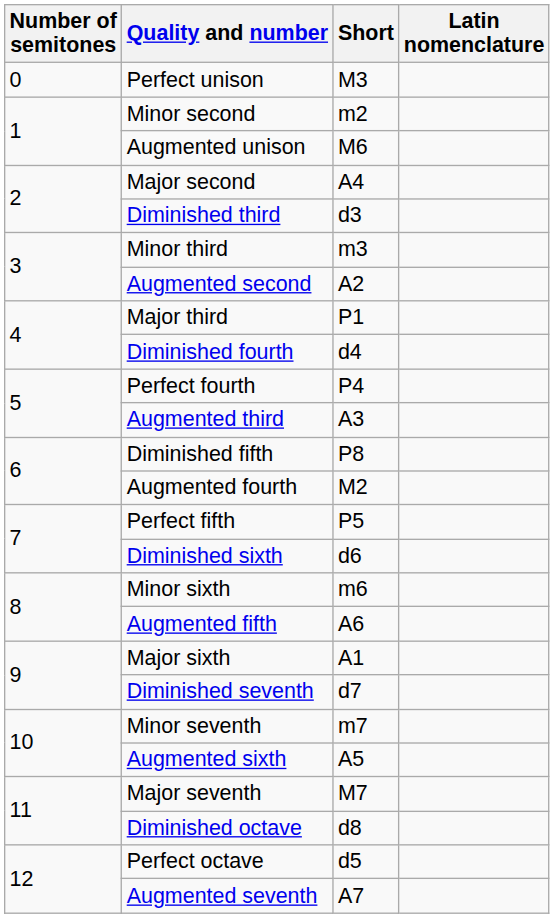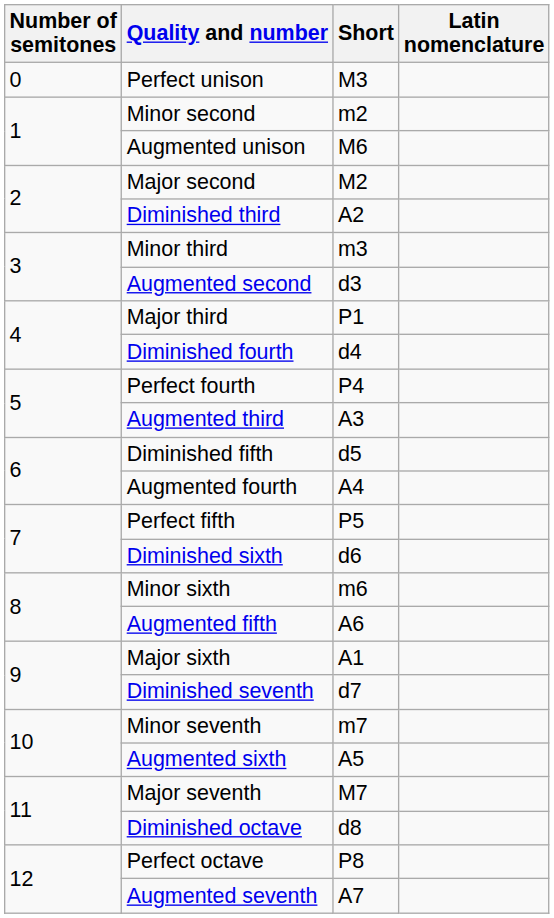(351, 181) A4 -> (353, 181) M2
(350, 215) d3 -> (351, 215) A2
(351, 283) A2 -> (350, 283) d3
(351, 453) P8 -> (350, 453) d5
(353, 487) M2 -> (351, 487) A4
(350, 861) d5 -> (351, 861) P8
